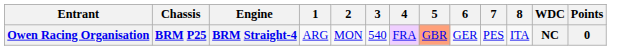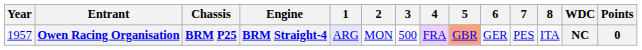+ column: (20, 14)
(315, 35) no background -> (346, 35) lavender background
(378, 35) 540 -> (408, 35) 500
